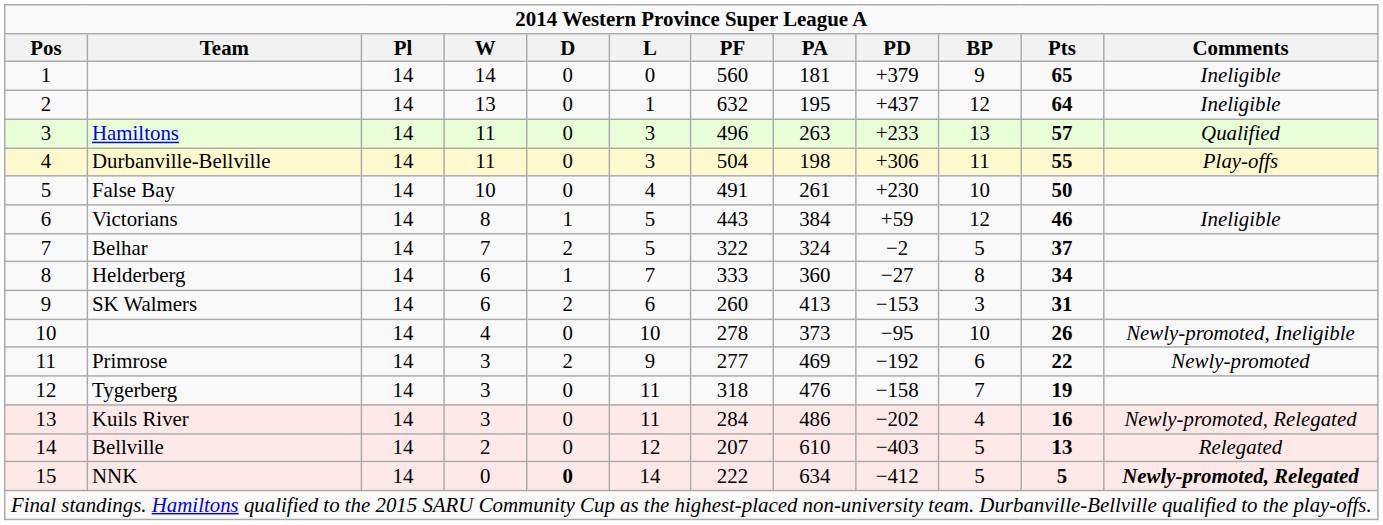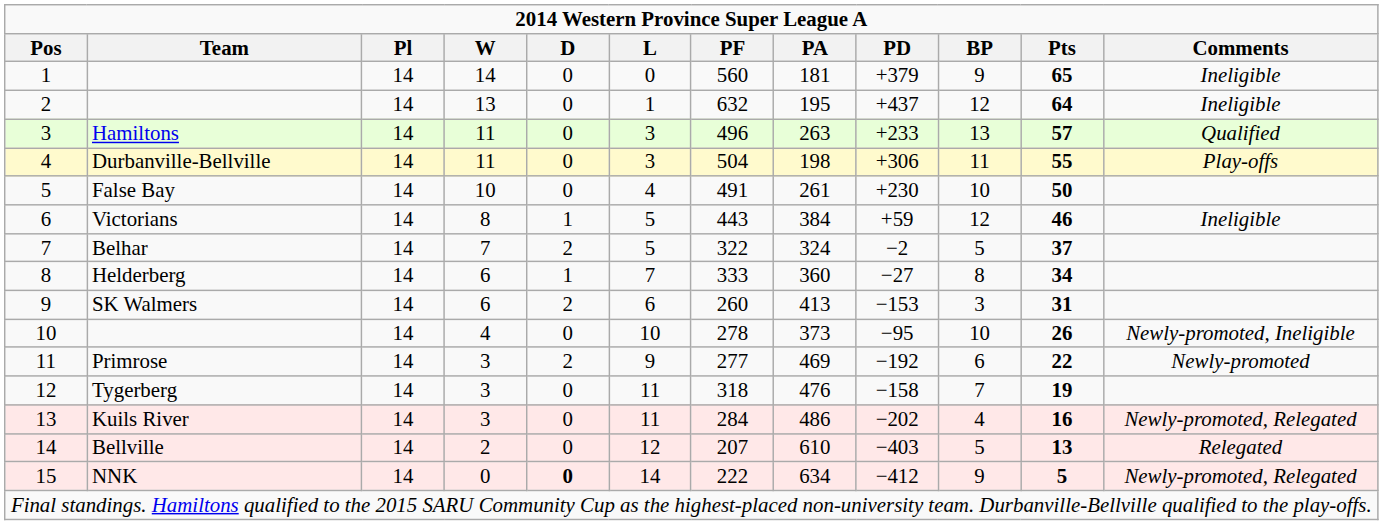(980, 476) 5 -> (980, 476) 9
(1241, 476) bold -> (1241, 476) normal
